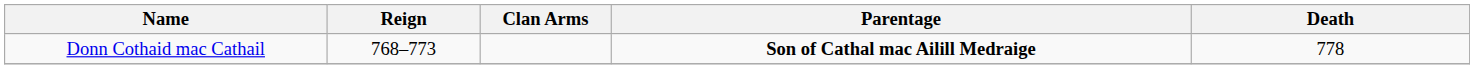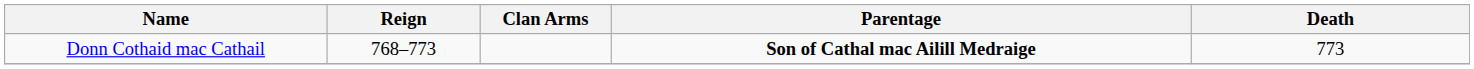(1330, 48) 778 -> (1330, 48) 773
